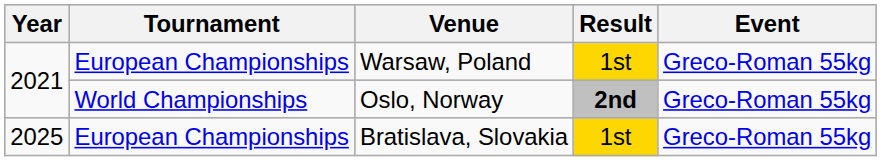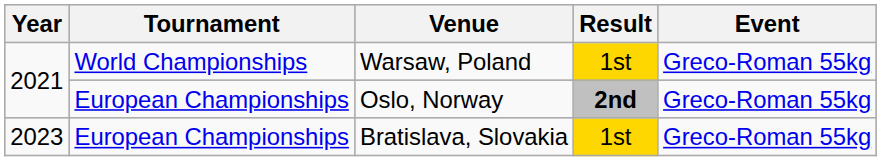(212, 62) European Championships -> (191, 62) World Championships
(191, 99) World Championships -> (212, 99) European Championships
(37, 137) 2025 -> (37, 137) 2023
